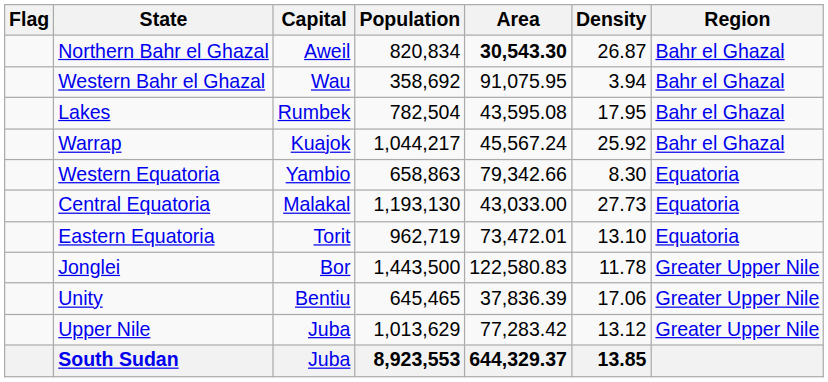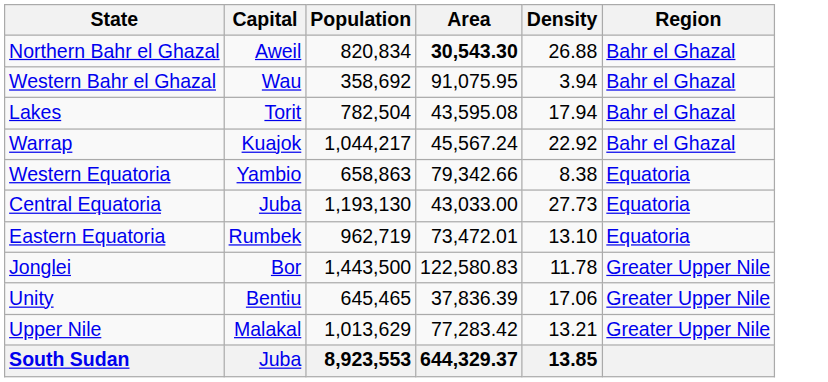- column: (29, 19)
(622, 50) 26.87 -> (573, 50) 26.88
(314, 112) Rumbek -> (283, 112) Torit
(622, 112) 17.95 -> (573, 112) 17.94
(622, 143) 25.92 -> (573, 143) 22.92
(627, 174) 8.30 -> (578, 174) 8.38
(317, 205) Malakal -> (280, 205) Juba
(332, 236) Torit -> (265, 236) Rumbek
(329, 329) Juba -> (268, 329) Malakal
(622, 329) 13.12 -> (573, 329) 13.21
